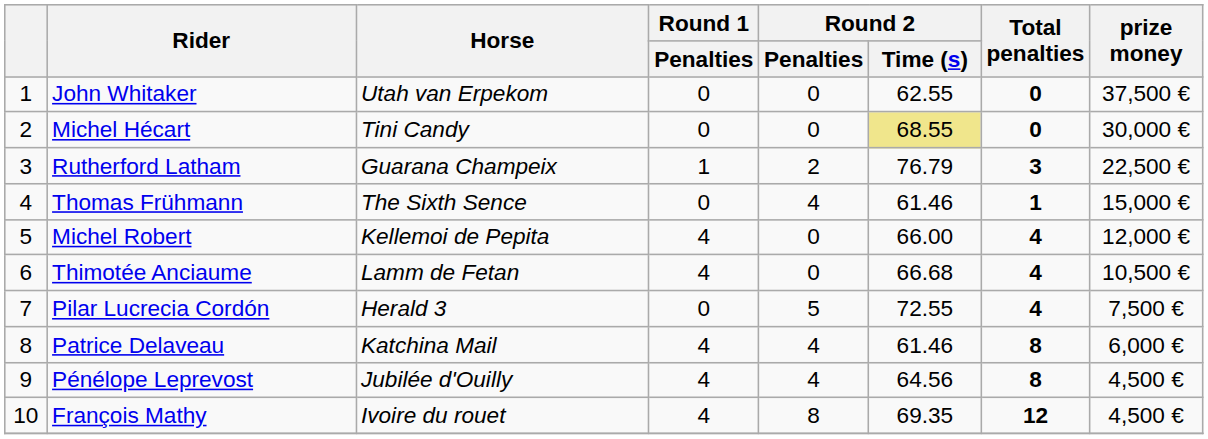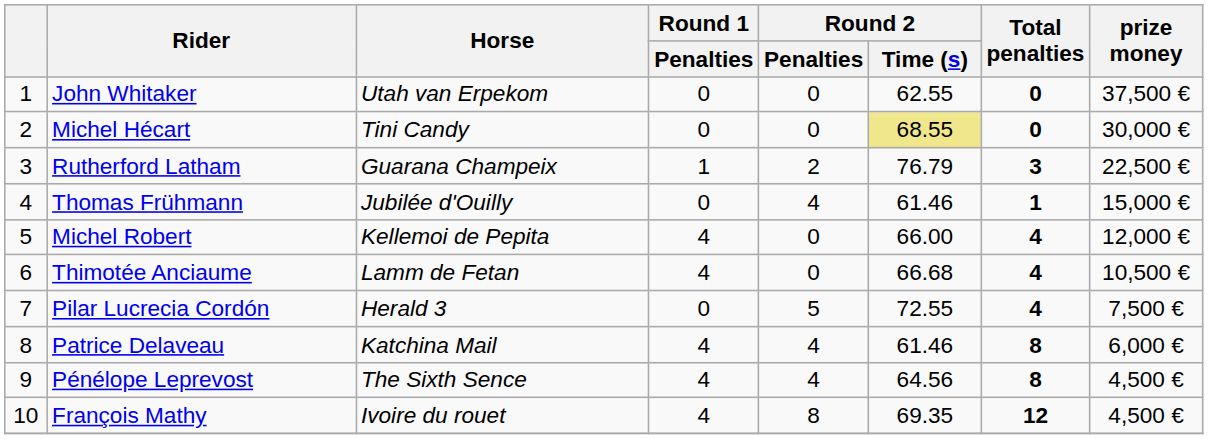(444, 202) The Sixth Sence -> (437, 202) Jubilée d'Ouilly
(437, 380) Jubilée d'Ouilly -> (444, 380) The Sixth Sence
